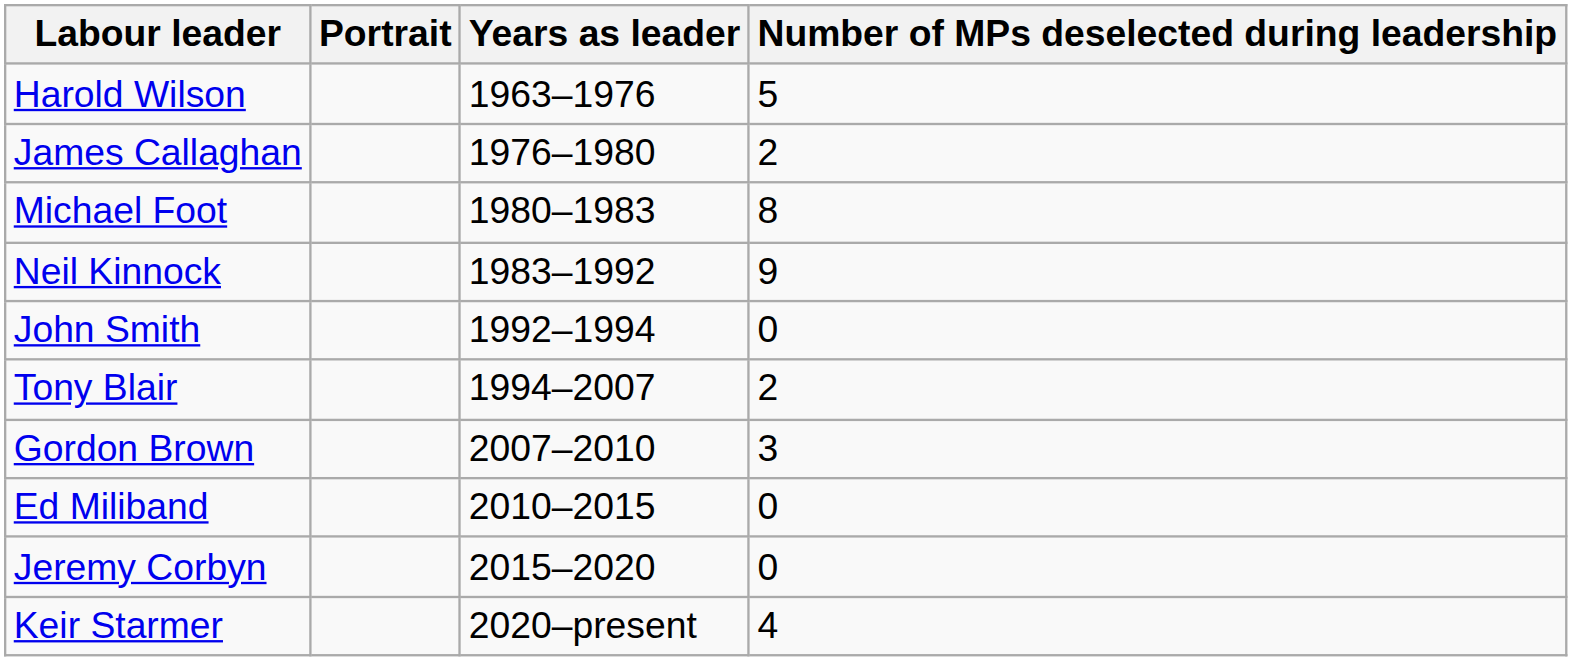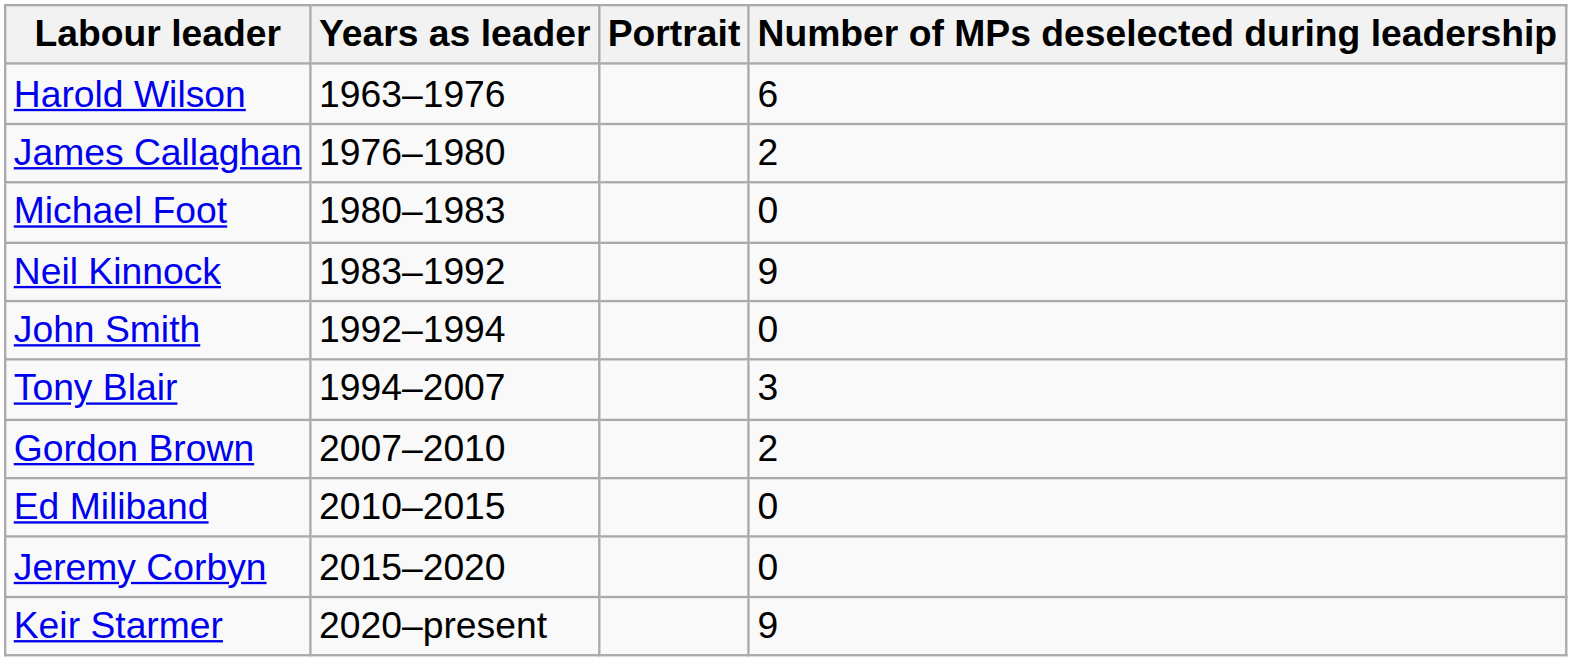columns swapped: (385, 34) <-> (605, 34)
(768, 93) 5 -> (768, 93) 6
(768, 211) 8 -> (768, 211) 0
(768, 388) 2 -> (768, 388) 3
(768, 447) 3 -> (768, 447) 2
(768, 625) 4 -> (768, 625) 9
